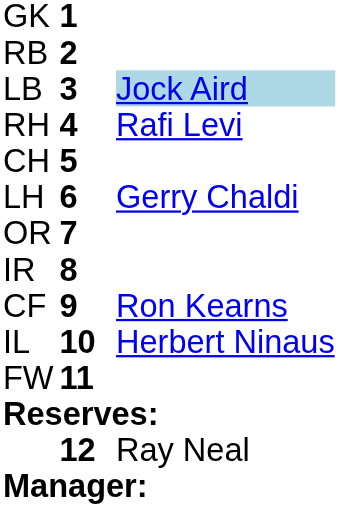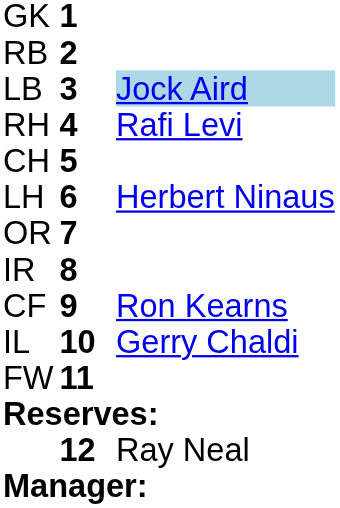(207, 197) Gerry Chaldi -> (225, 197) Herbert Ninaus
(225, 342) Herbert Ninaus -> (207, 342) Gerry Chaldi
